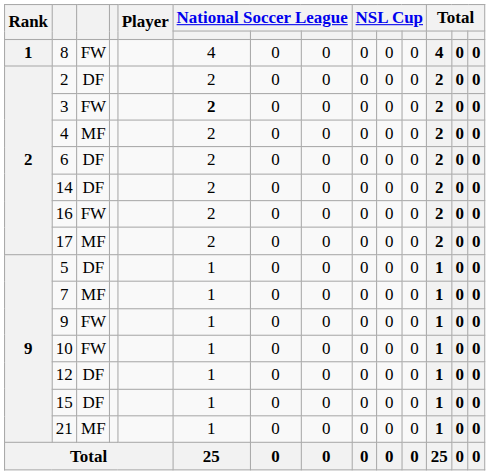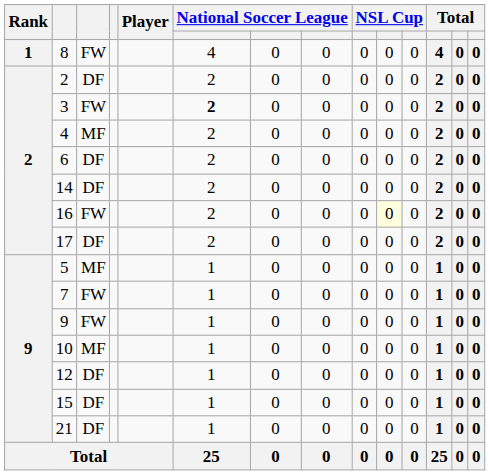(389, 214) no background -> (389, 214) lightyellow background
(93, 240) MF -> (93, 240) DF
(93, 267) DF -> (93, 267) MF
(93, 294) MF -> (93, 294) FW
(93, 348) FW -> (93, 348) MF
(93, 429) MF -> (93, 429) DF
